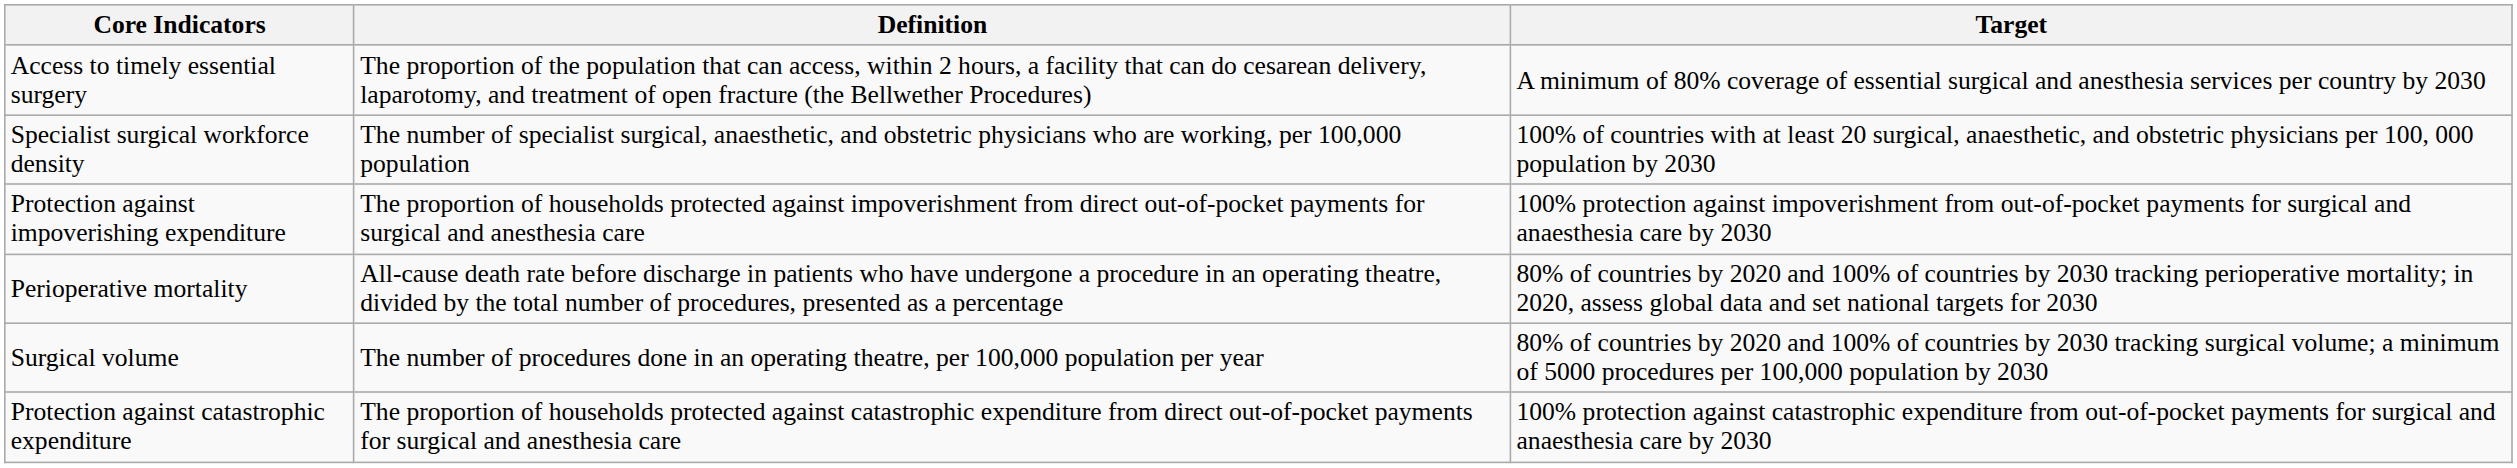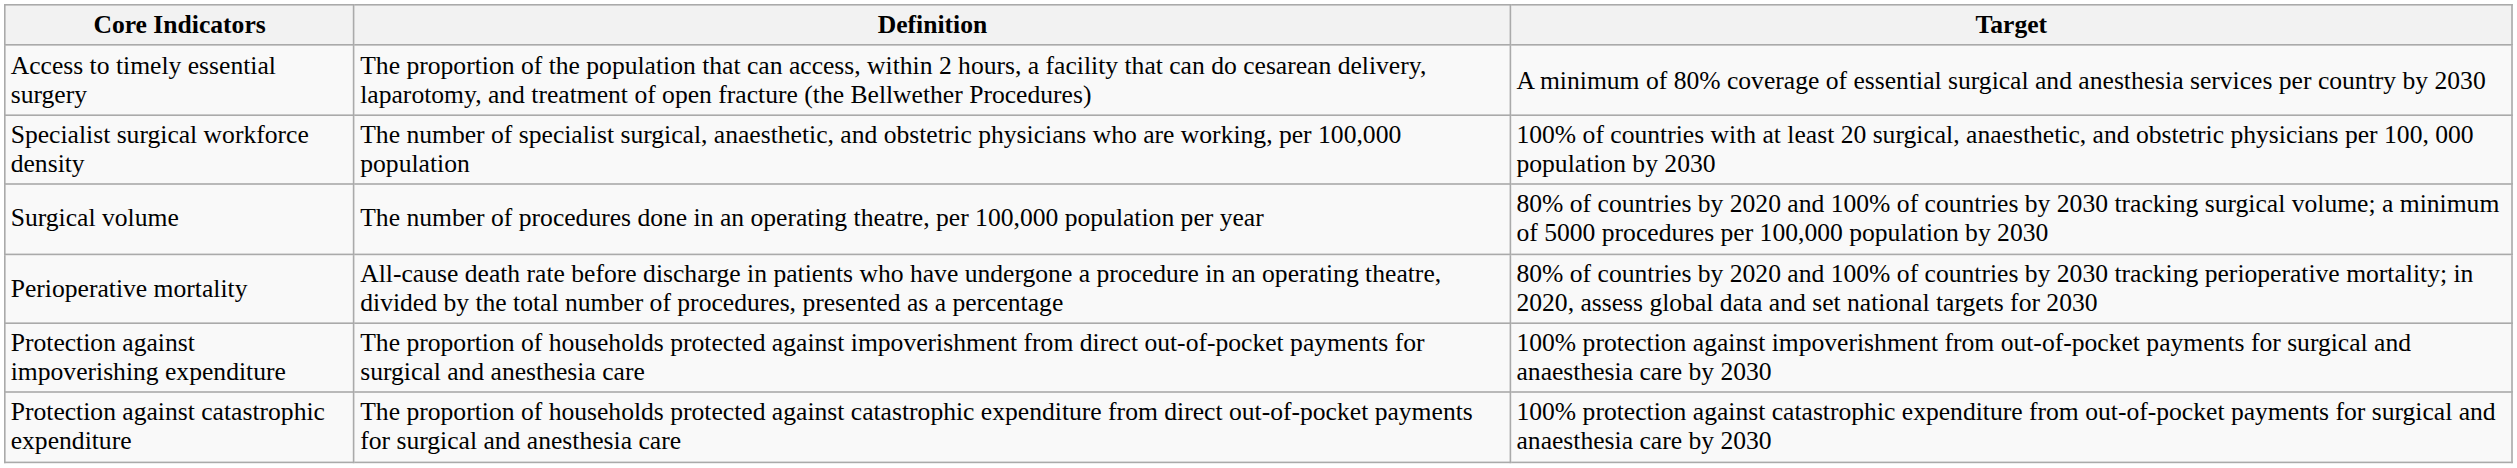rows swapped: (95, 357) <-> (148, 218)
